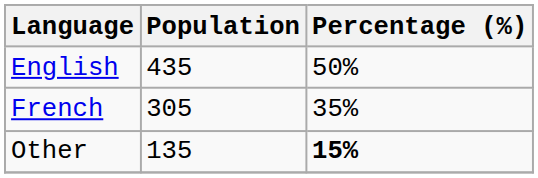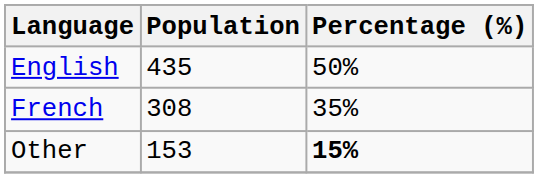(169, 109) 305 -> (169, 109) 308
(169, 151) 135 -> (169, 151) 153
